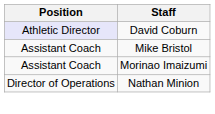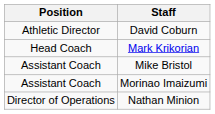(61, 30) lavender background -> (61, 30) no background
+ row: (164, 48)
